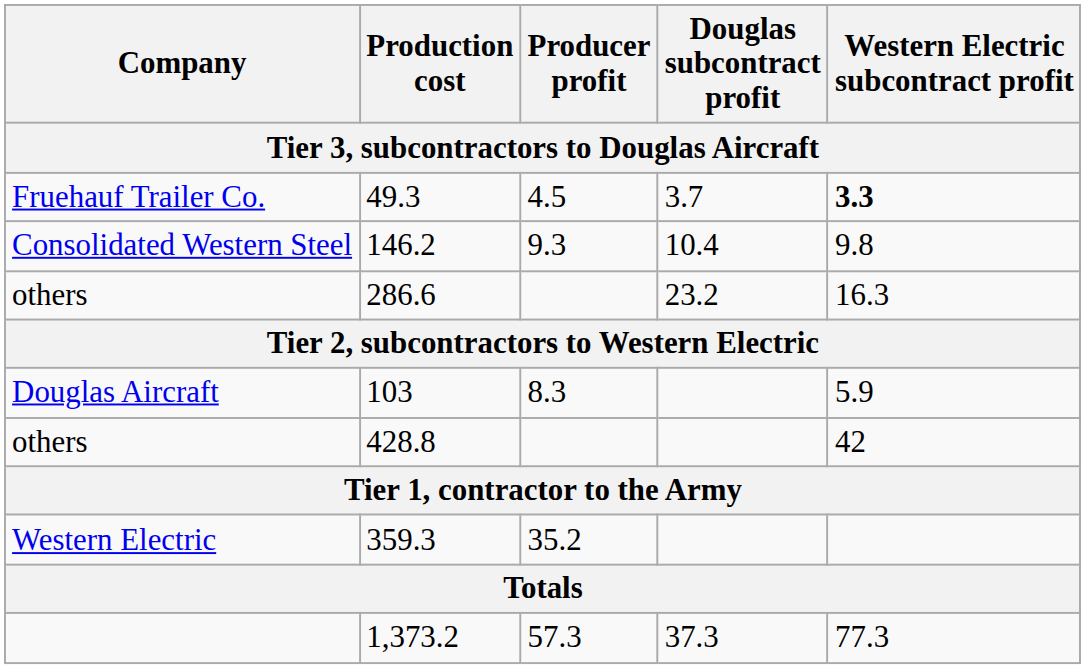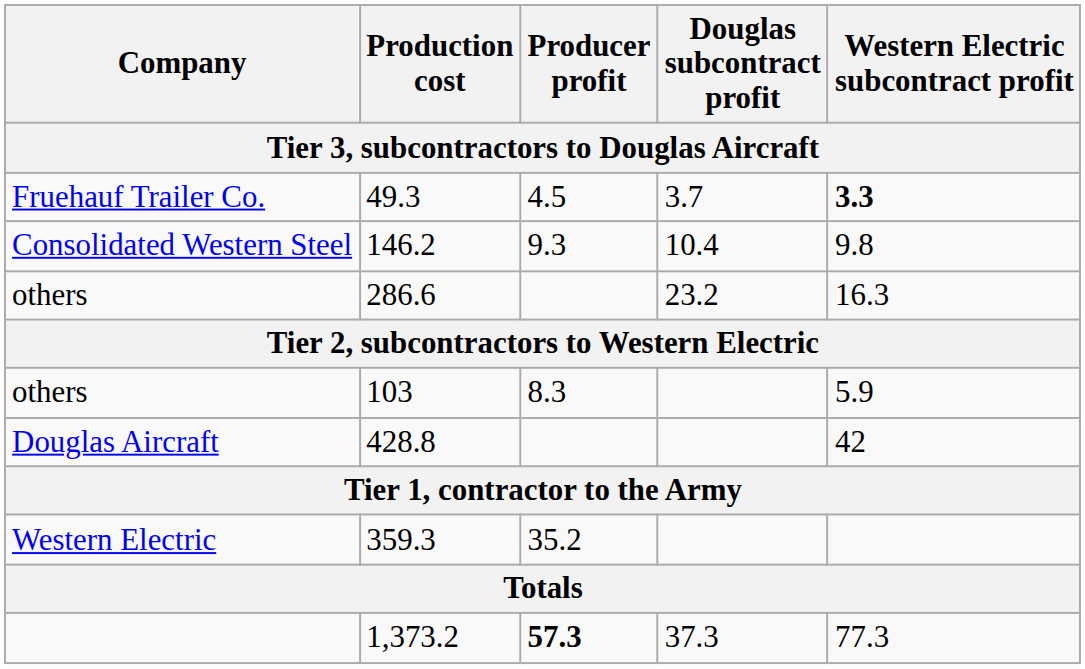(115, 392) Douglas Aircraft -> (50, 392) others
(50, 441) others -> (115, 441) Douglas Aircraft
(555, 637) normal -> (555, 637) bold
